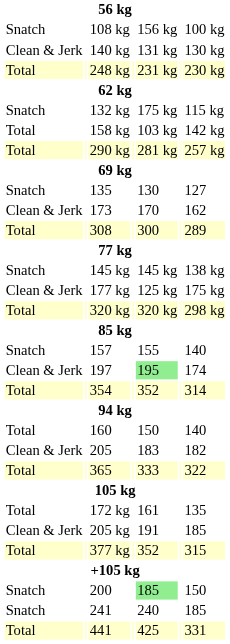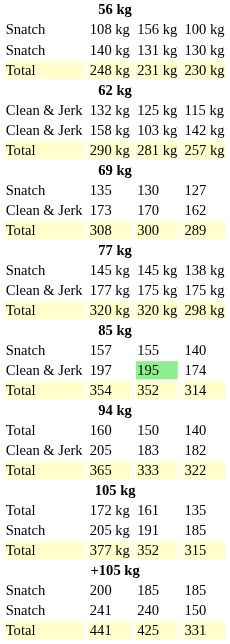(44, 50) Clean & Jerk -> (26, 50) Snatch
(26, 110) Snatch -> (44, 110) Clean & Jerk
(157, 110) 175 kg -> (157, 110) 125 kg
(21, 130) Total -> (44, 130) Clean & Jerk
(157, 290) 125 kg -> (157, 290) 175 kg
(44, 530) Clean & Jerk -> (26, 530) Snatch
(148, 590) lightgreen background -> (148, 590) no background
(195, 590) 150 -> (195, 590) 185
(195, 610) 185 -> (195, 610) 150
